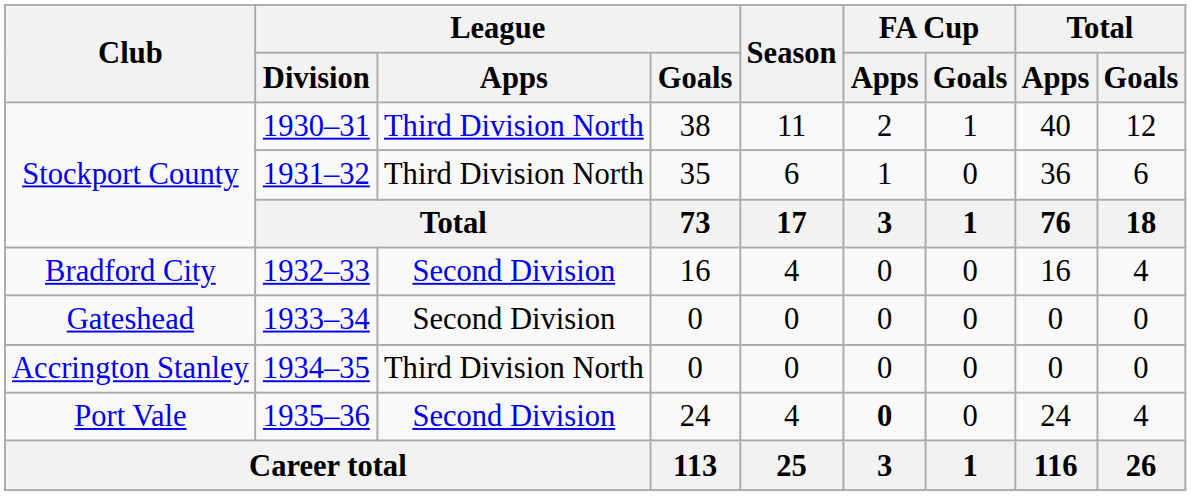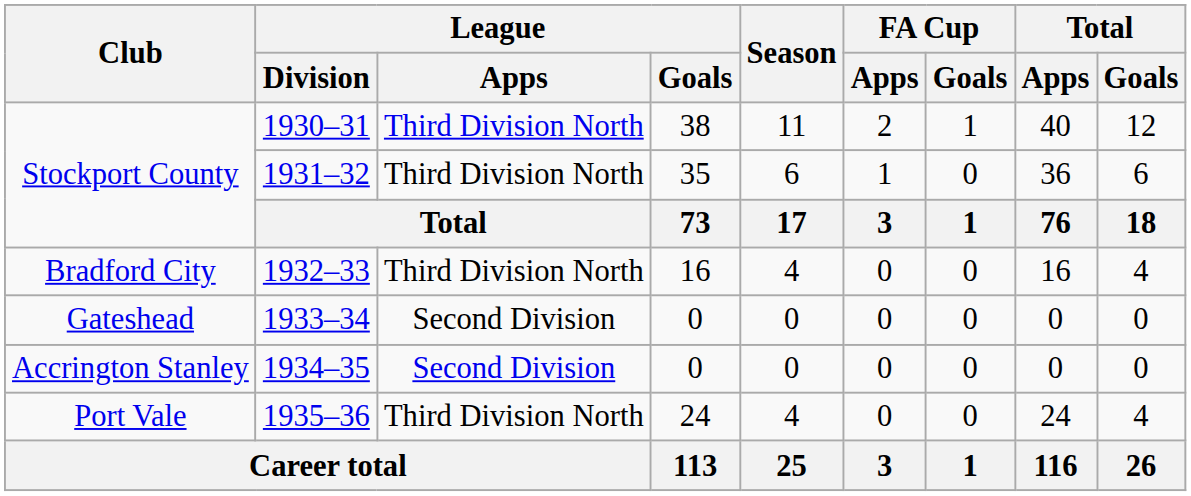(514, 271) Second Division -> (514, 271) Third Division North
(514, 367) Third Division North -> (514, 367) Second Division
(514, 416) Second Division -> (514, 416) Third Division North
(885, 416) bold -> (885, 416) normal
